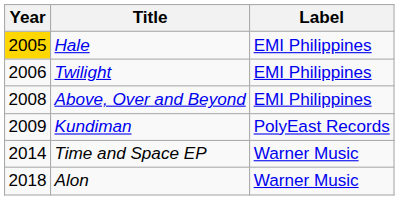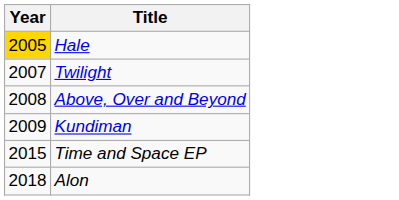- column: (322, 18)
(28, 72) 2006 -> (28, 72) 2007
(28, 153) 2014 -> (28, 153) 2015
